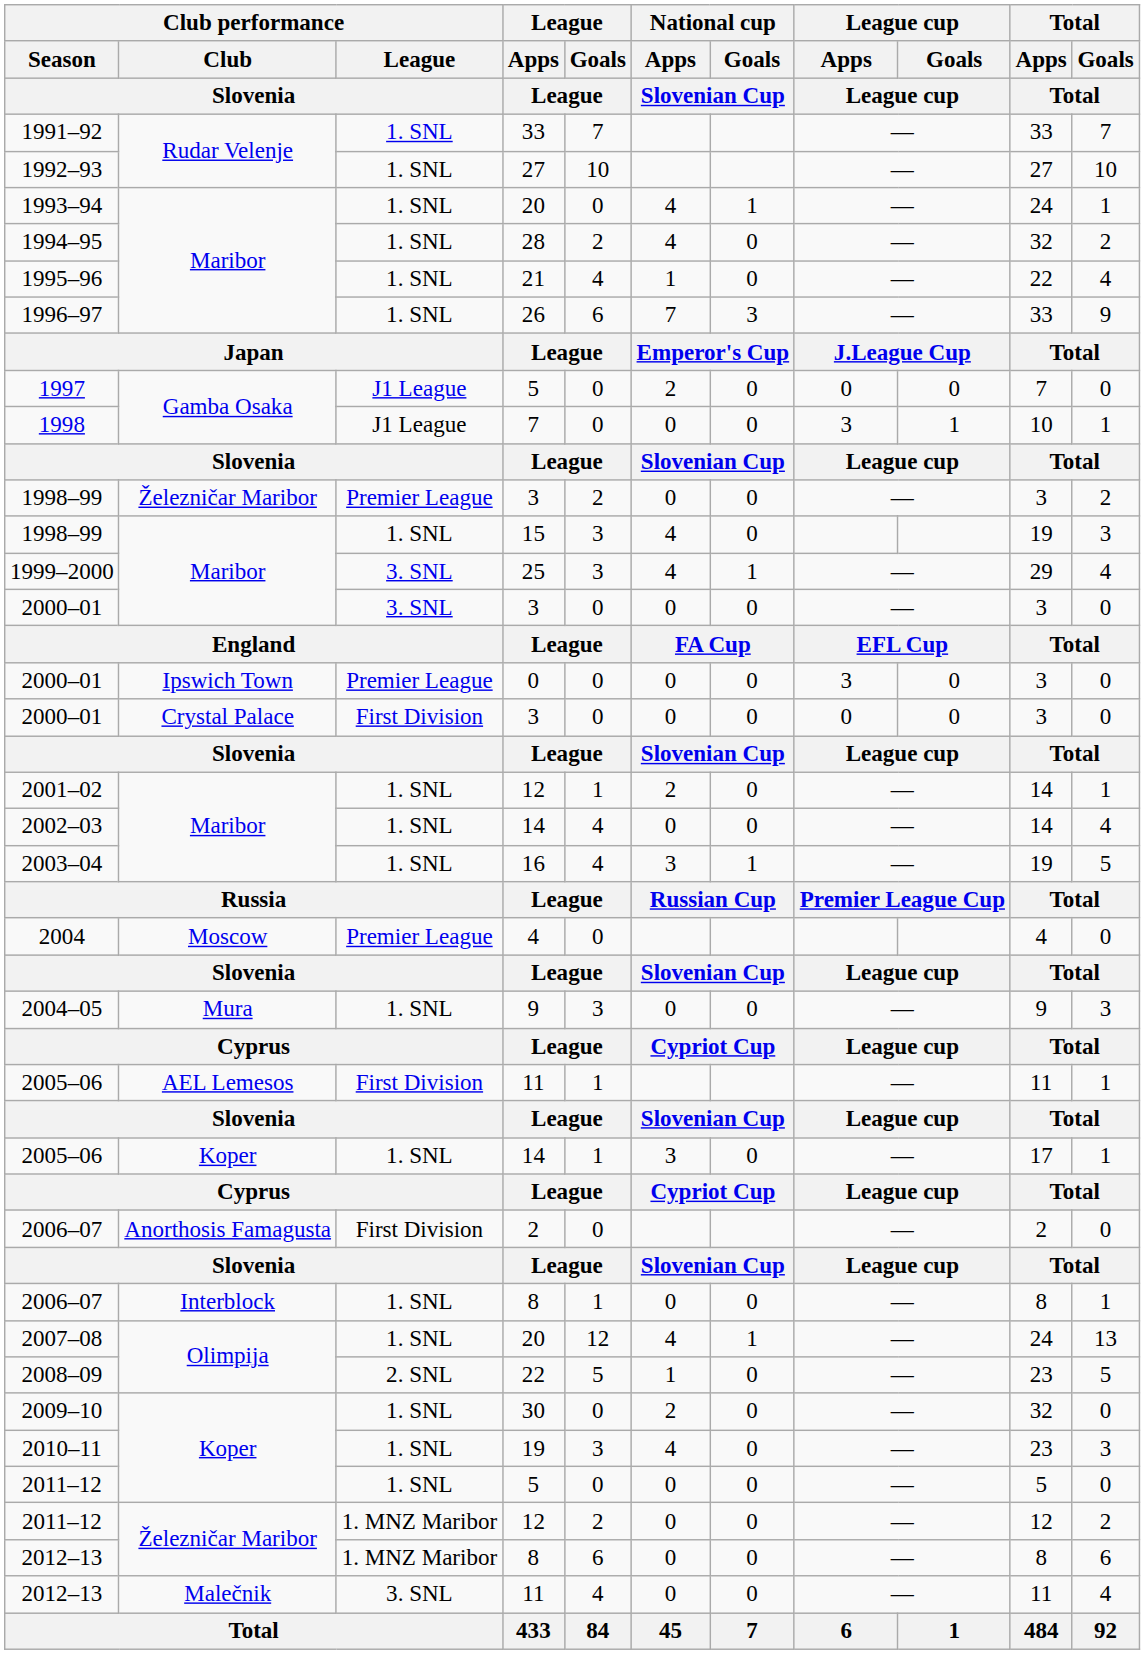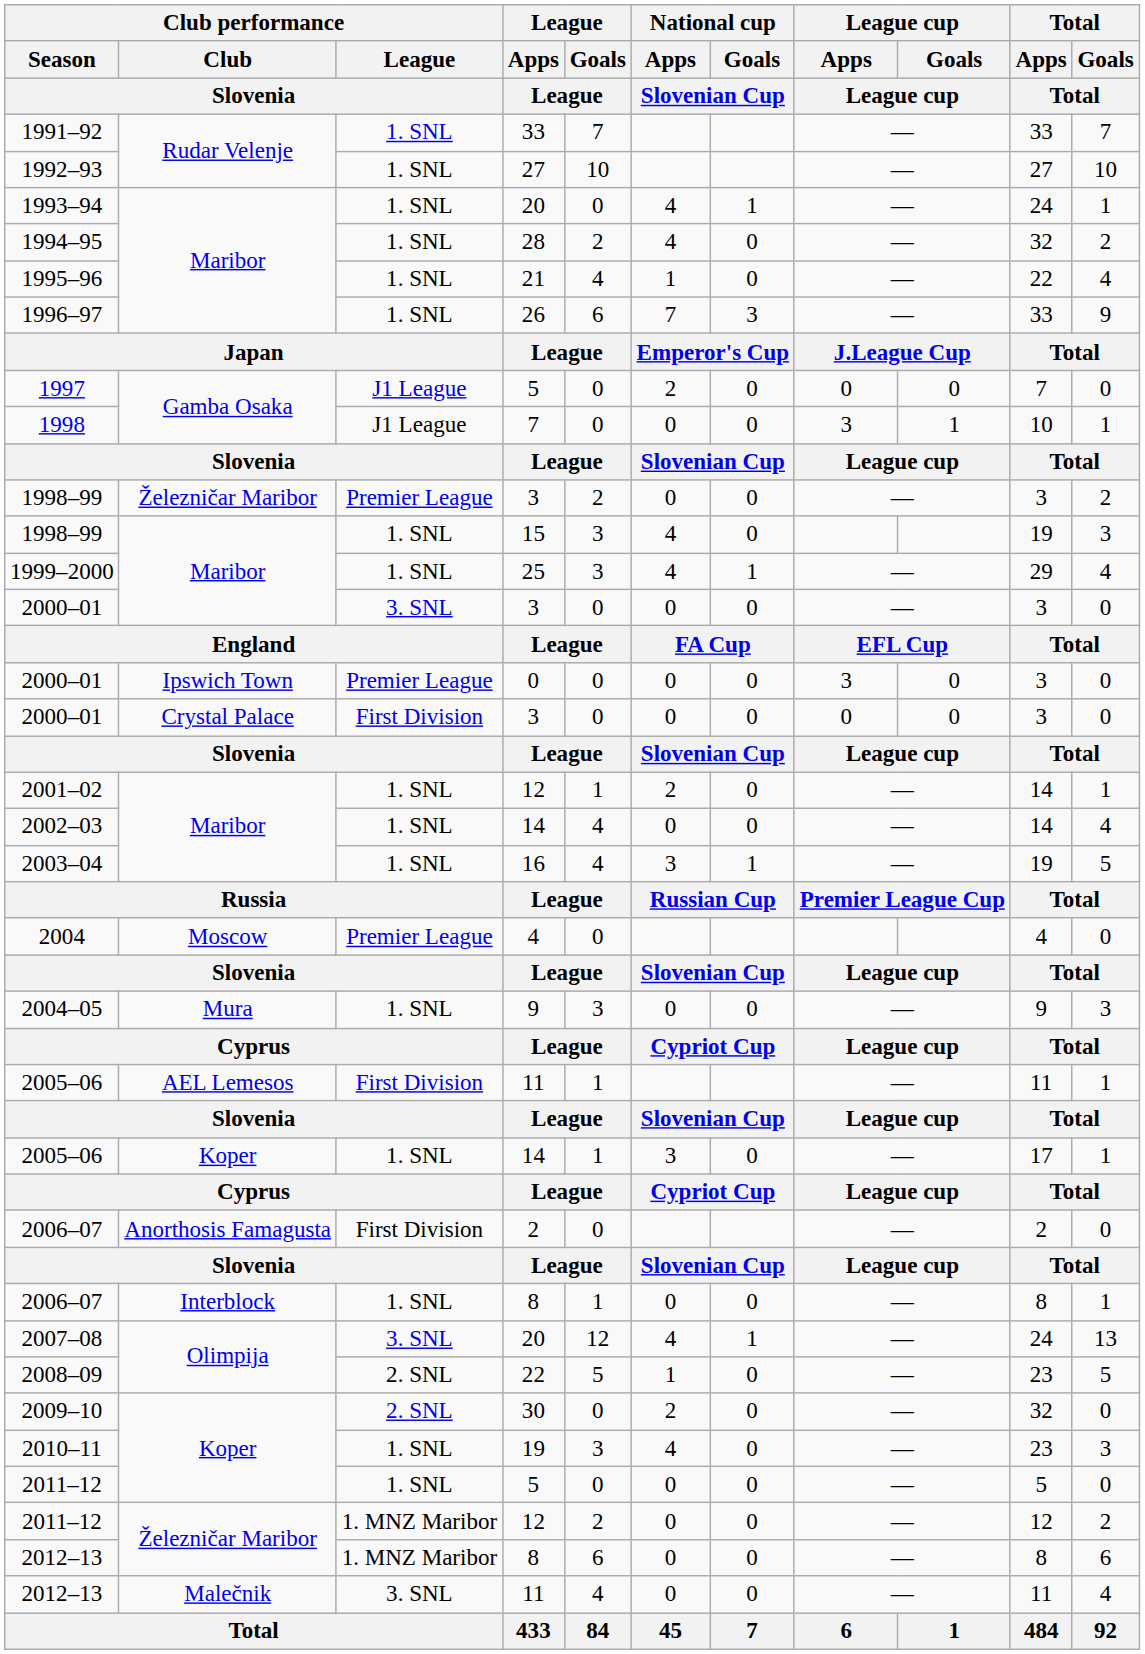(419, 570) 3. SNL -> (419, 570) 1. SNL
(419, 1338) 1. SNL -> (419, 1338) 3. SNL
(419, 1411) 1. SNL -> (419, 1411) 2. SNL
